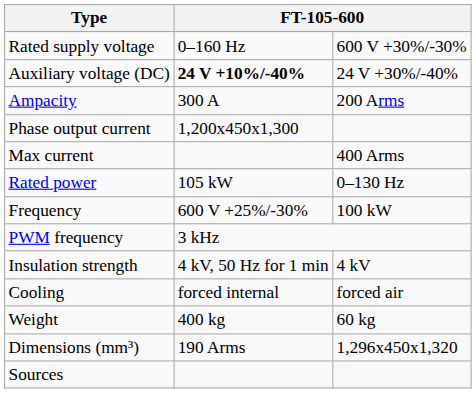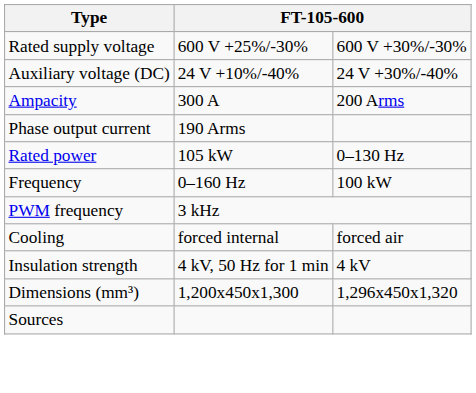(212, 45) 0–160 Hz -> (243, 45) 600 V +25%/-30%
(241, 73) bold -> (238, 73) normal
(238, 127) 1,200x450x1,300 -> (212, 127) 190 Arms
- row: (51, 155)
(243, 210) 600 V +25%/-30% -> (212, 182) 0–160 Hz
rows swapped: (73, 264) <-> (36, 292)
- row: (33, 319)
(212, 347) 190 Arms -> (238, 292) 1,200x450x1,300
